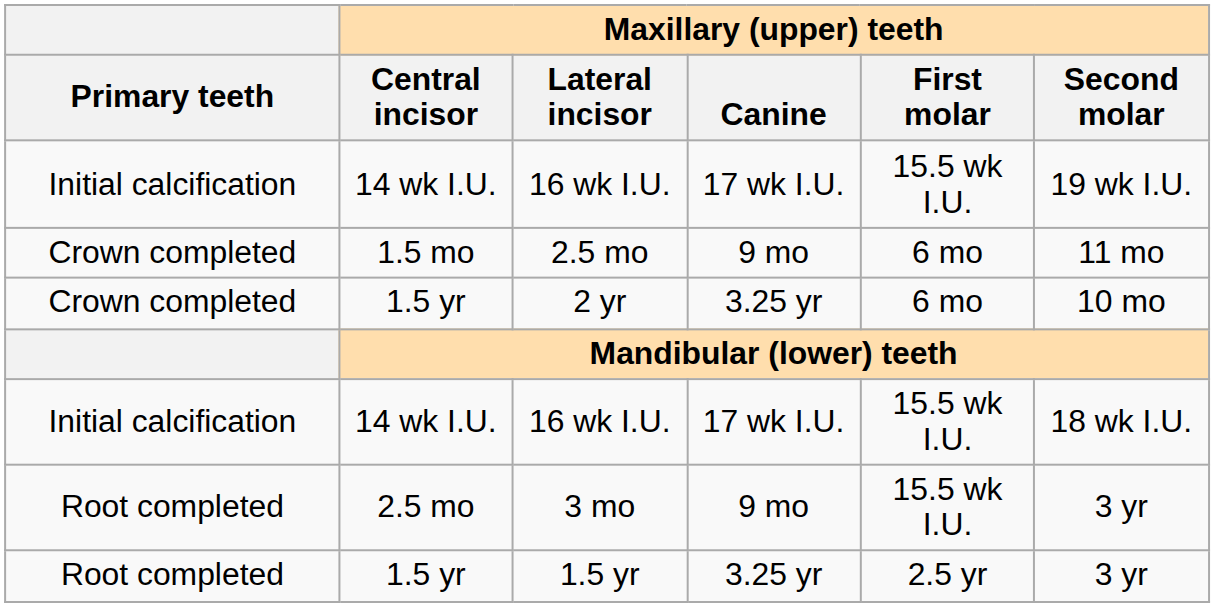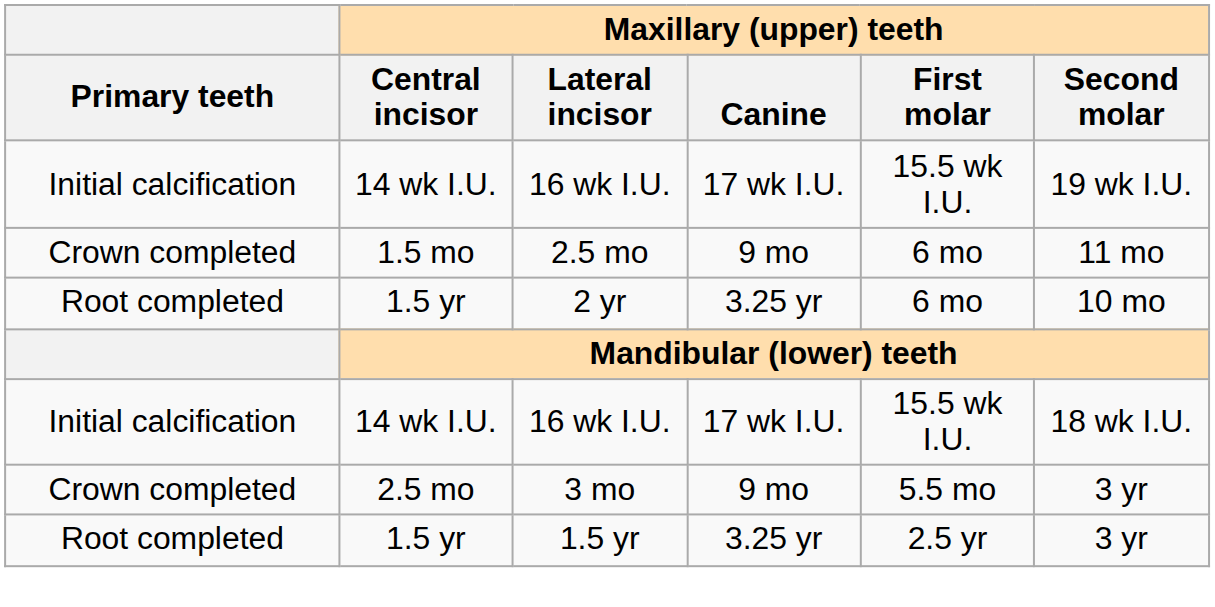(172, 302) Crown completed -> (172, 302) Root completed
(172, 507) Root completed -> (172, 489) Crown completed
(947, 507) 15.5 wk I.U. -> (947, 489) 5.5 mo
